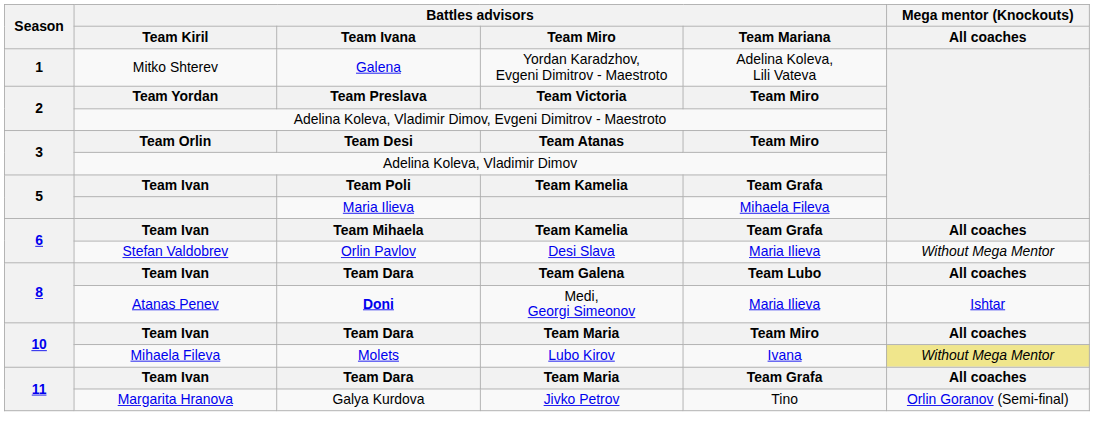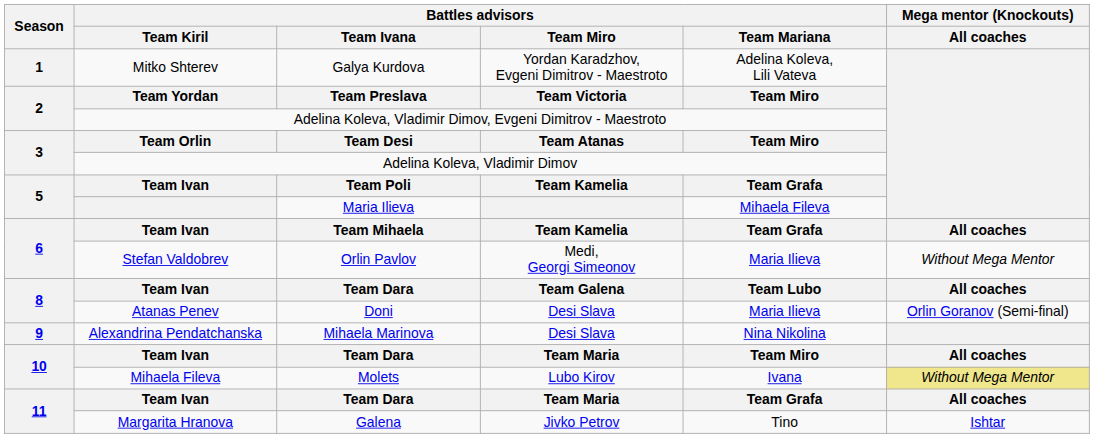(378, 67) Galena -> (378, 67) Galya Kurdova
(582, 251) Desi Slava -> (582, 259) Medi, Georgi Simeonov
(378, 303) bold -> (378, 311) normal
(582, 303) Medi, Georgi Simeonov -> (582, 311) Desi Slava
(988, 303) Ishtar -> (988, 311) Orlin Goranov (Semi-final)
+ row: (39, 333)
(378, 400) Galya Kurdova -> (378, 422) Galena
(988, 400) Orlin Goranov (Semi-final) -> (988, 422) Ishtar
